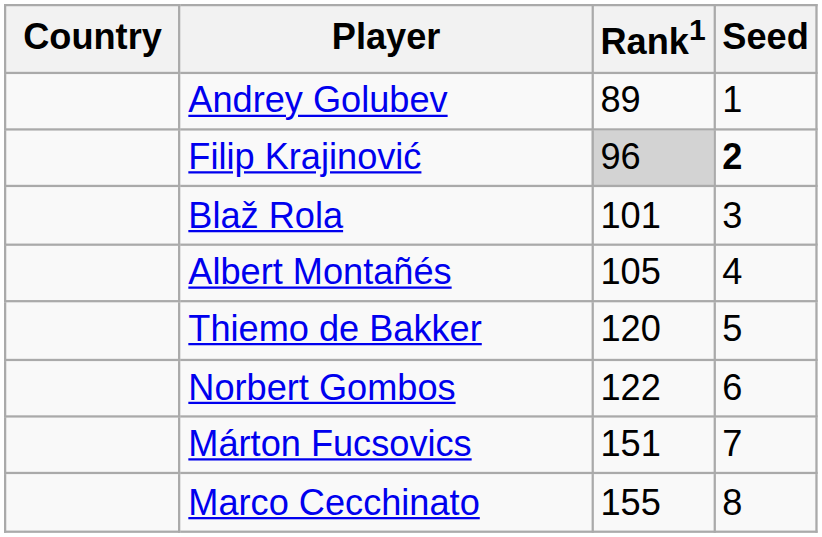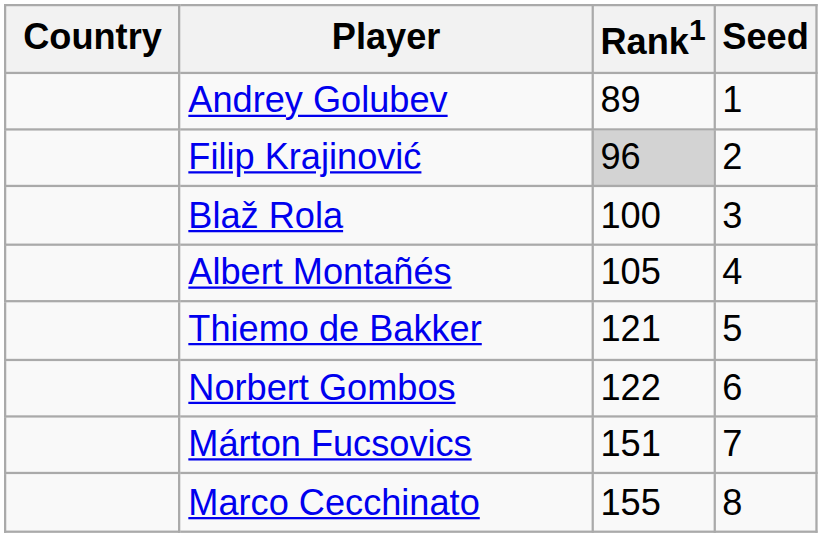(732, 157) bold -> (732, 157) normal
(631, 214) 101 -> (631, 214) 100
(631, 329) 120 -> (631, 329) 121
